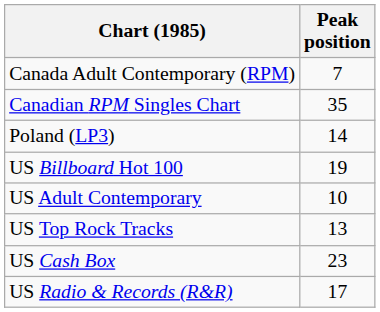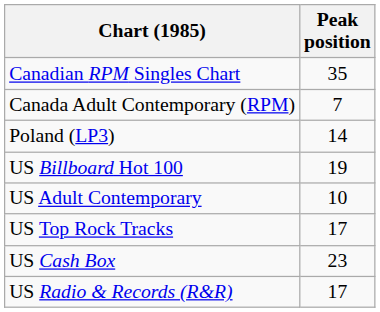rows swapped: (125, 104) <-> (152, 73)
(337, 229) 13 -> (337, 229) 17
